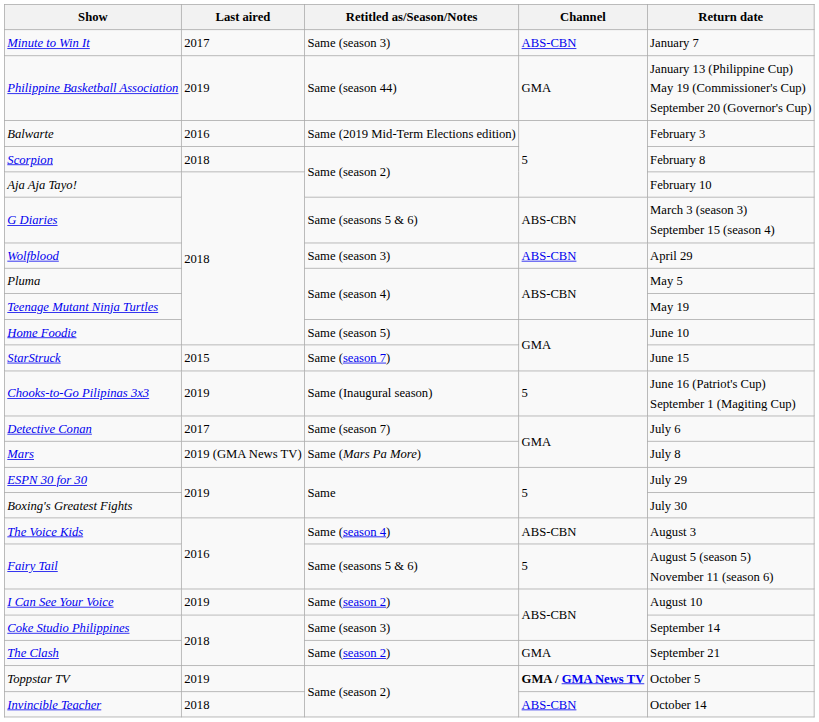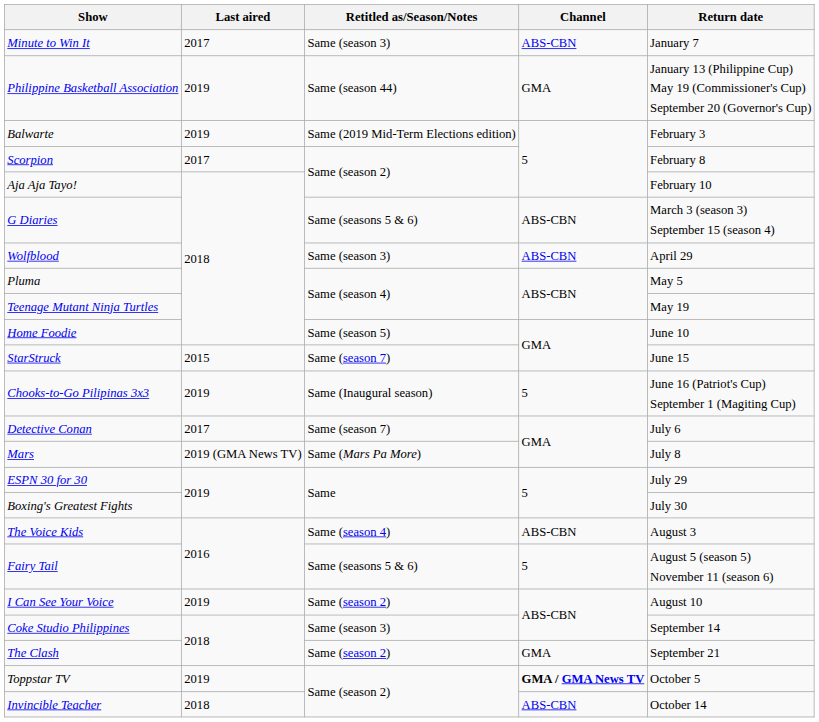(197, 133) 2016 -> (197, 133) 2019
(197, 159) 2018 -> (197, 159) 2017
